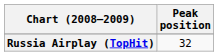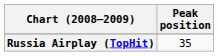(185, 43) 32 -> (185, 43) 35
